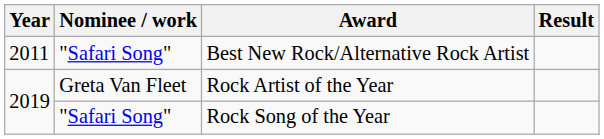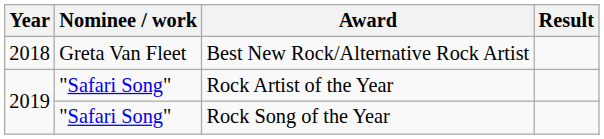(29, 52) 2011 -> (30, 52) 2018
(115, 52) "Safari Song" -> (123, 52) Greta Van Fleet
(123, 85) Greta Van Fleet -> (115, 85) "Safari Song"
